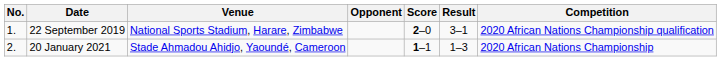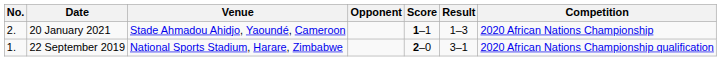rows swapped: (77, 30) <-> (70, 47)
